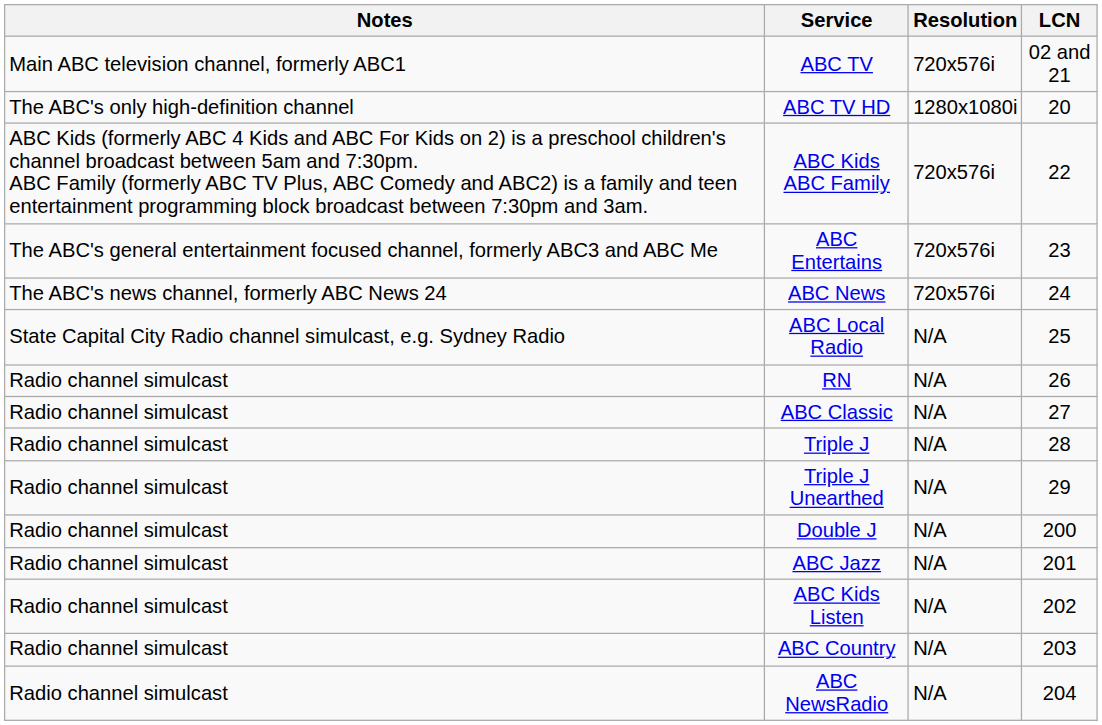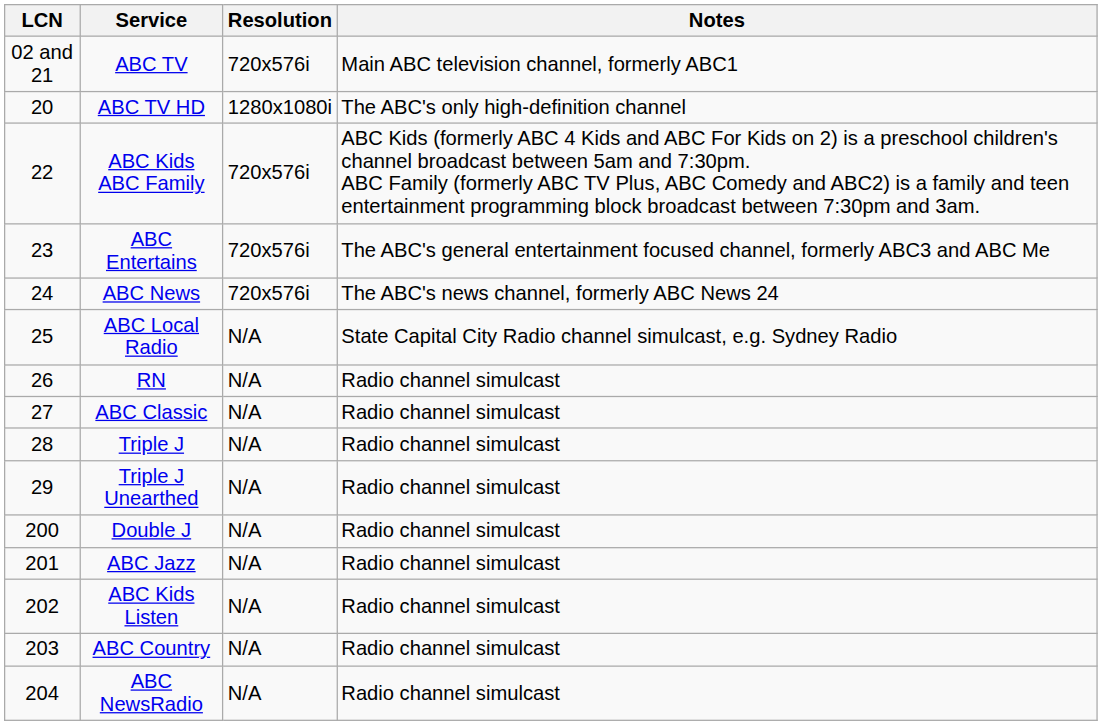columns swapped: (1060, 20) <-> (385, 20)
